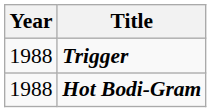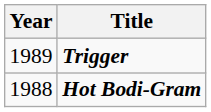(31, 55) 1988 -> (31, 55) 1989
